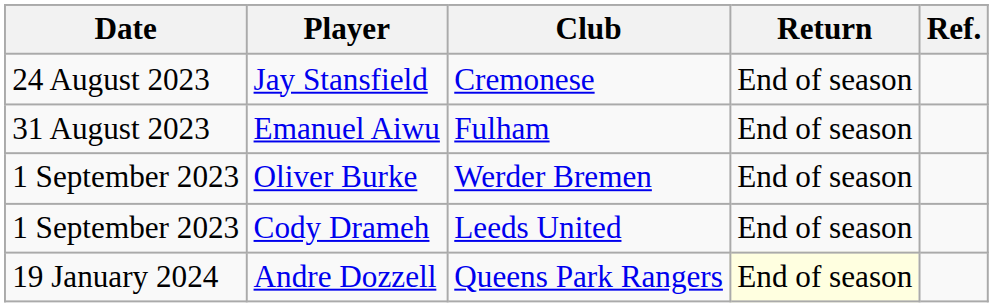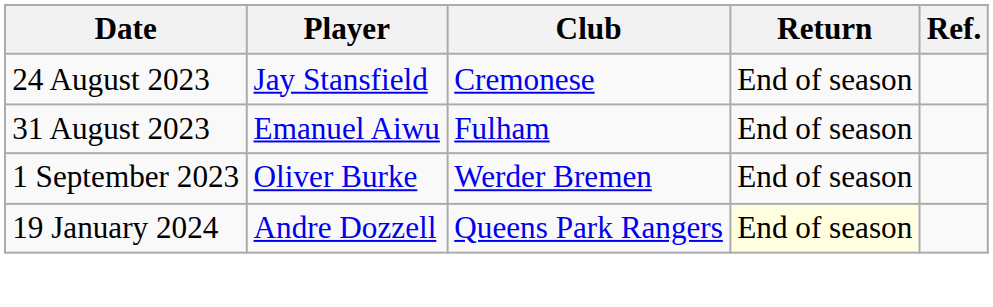- row: (342, 227)
